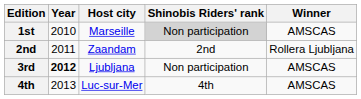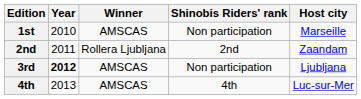columns swapped: (312, 13) <-> (112, 13)
(206, 31) lightgrey background -> (229, 31) no background
